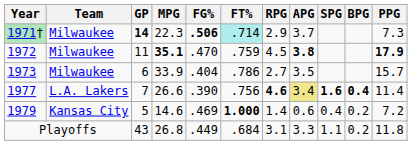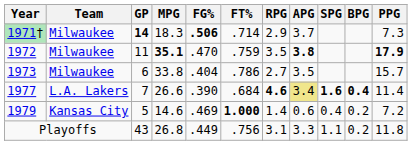(169, 34) 22.3 -> (169, 34) 18.3
(245, 34) paleturquoise background -> (245, 34) no background
(276, 53) 4.5 -> (276, 53) 3.5
(169, 73) 33.9 -> (169, 73) 33.8
(245, 92) .756 -> (245, 92) .684
(245, 131) .684 -> (245, 131) .756
